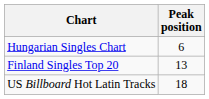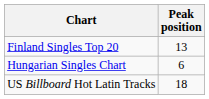rows swapped: (63, 65) <-> (66, 46)
